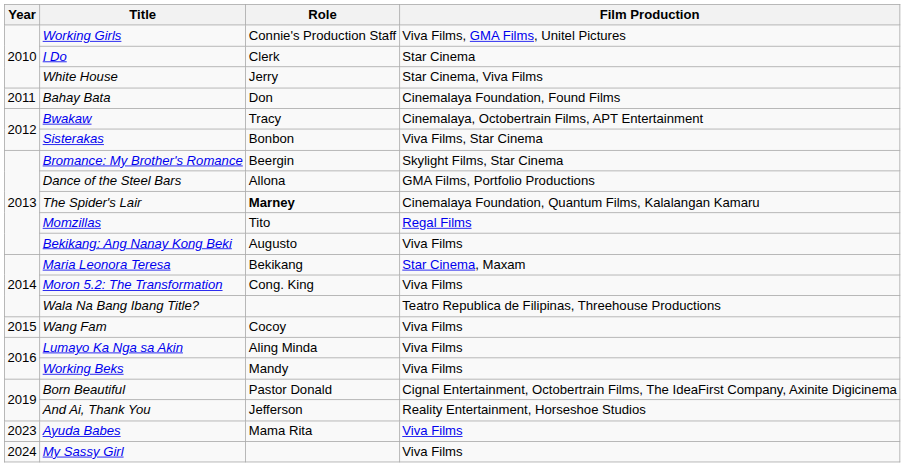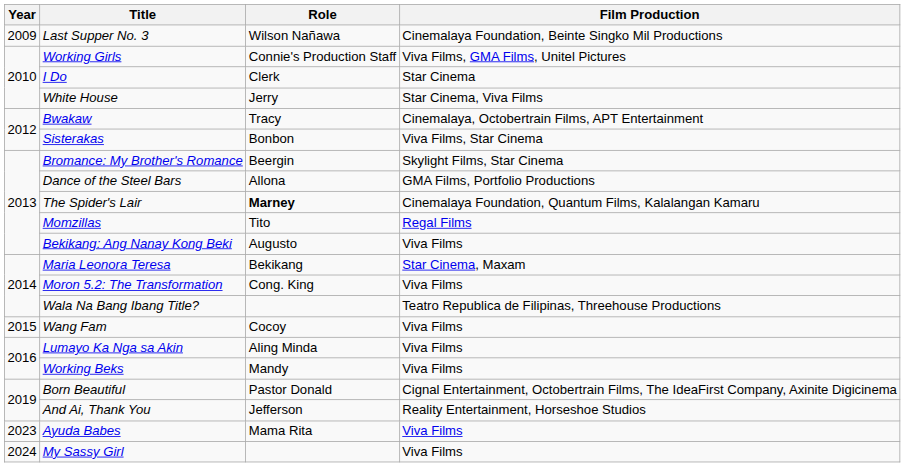+ row: (96, 35)
- row: (77, 98)
